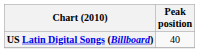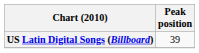(175, 39) 40 -> (175, 39) 39
